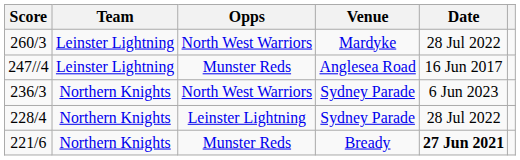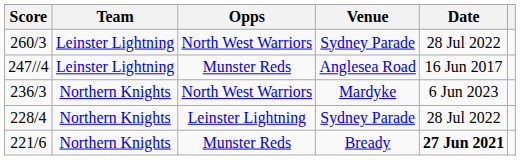(368, 42) Mardyke -> (368, 42) Sydney Parade
(368, 92) Sydney Parade -> (368, 92) Mardyke
